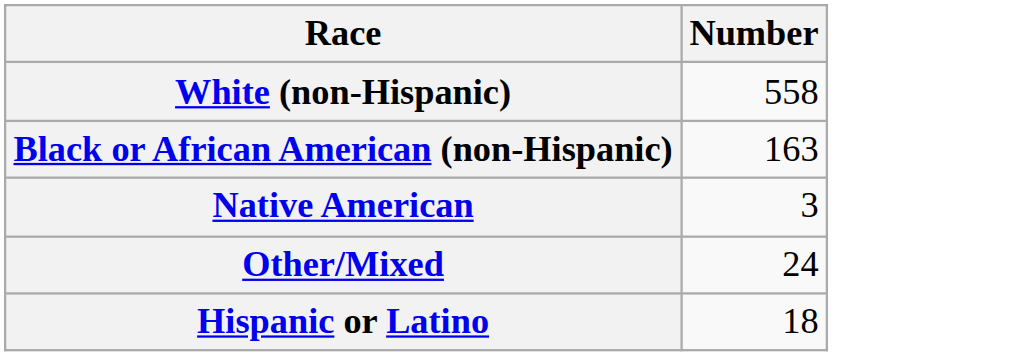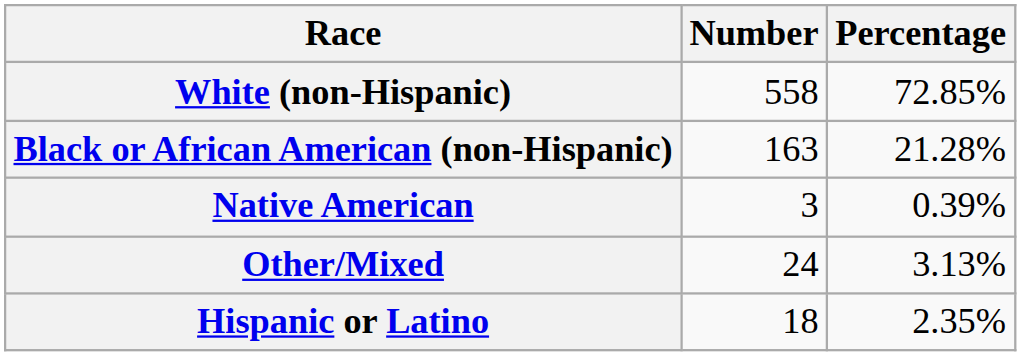+ column: (921, 33)
